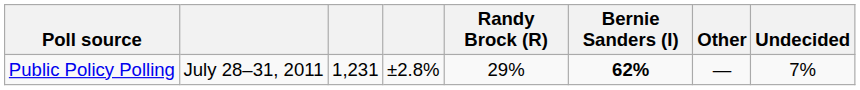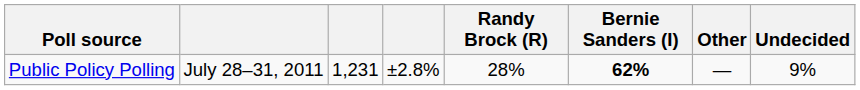(506, 69) 29% -> (506, 69) 28%
(803, 69) 7% -> (803, 69) 9%
